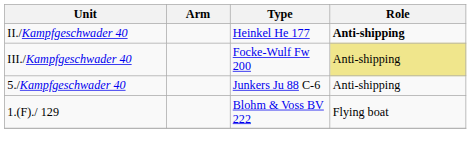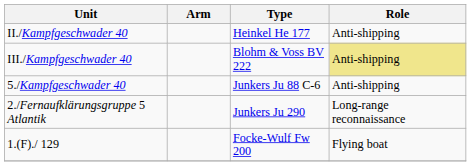(369, 33) bold -> (366, 33) normal
(271, 59) Focke-Wulf Fw 200 -> (278, 59) Blohm & Voss BV 222
+ row: (76, 111)
(278, 111) Blohm & Voss BV 222 -> (271, 144) Focke-Wulf Fw 200
